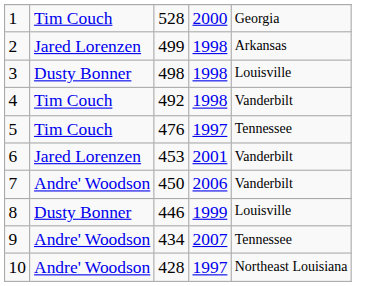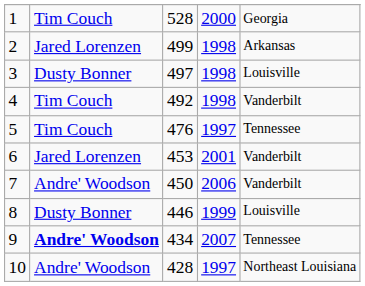(171, 73) 498 -> (180, 73) 497
(92, 239) normal -> (96, 239) bold
